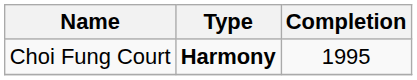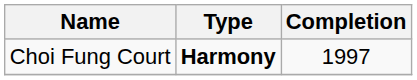(346, 56) 1995 -> (346, 56) 1997
